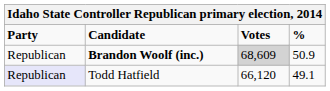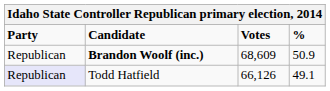(258, 55) lightgrey background -> (258, 55) no background
(258, 75) 66,120 -> (258, 75) 66,126
